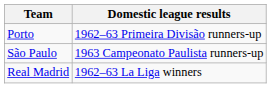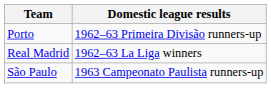rows swapped: (38, 72) <-> (32, 53)
